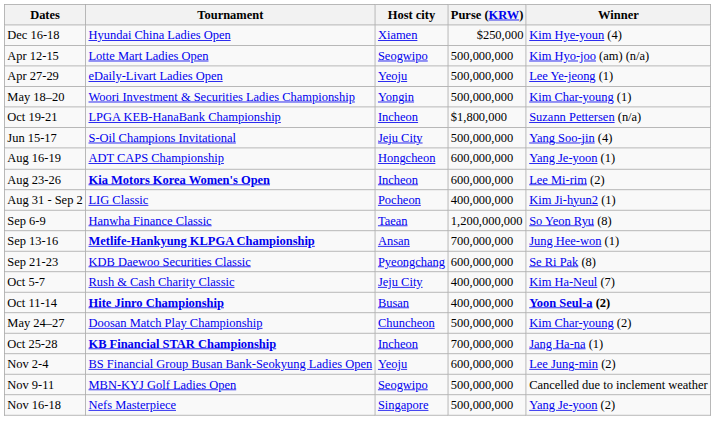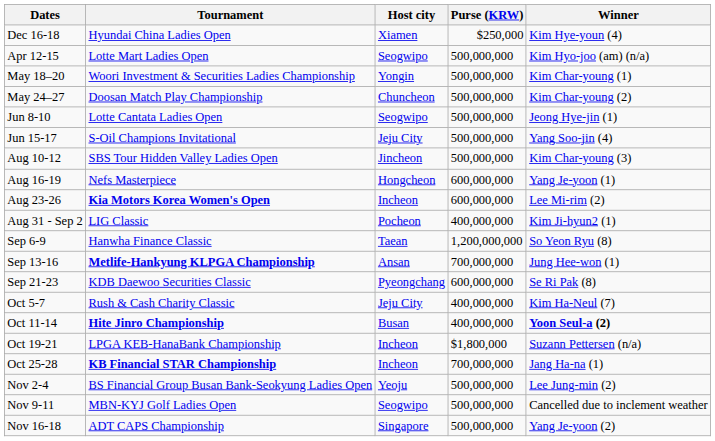- row: (33, 76)
rows swapped: (36, 323) <-> (32, 117)
+ row: (29, 117)
+ row: (34, 158)
(156, 158) ADT CAPS Championship -> (132, 179) Nefs Masterpiece
(482, 364) 600,000,000 -> (482, 384) 500,000,000
(132, 405) Nefs Masterpiece -> (156, 425) ADT CAPS Championship
